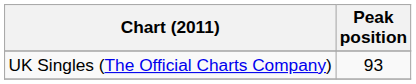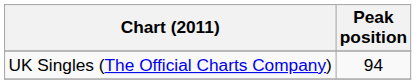(373, 65) 93 -> (373, 65) 94
